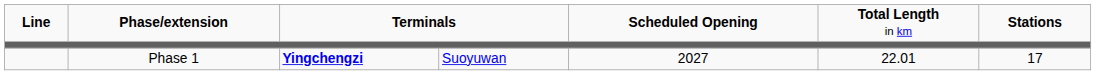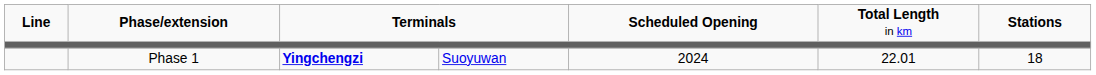(693, 59) 2027 -> (693, 59) 2024
(1035, 59) 17 -> (1035, 59) 18
